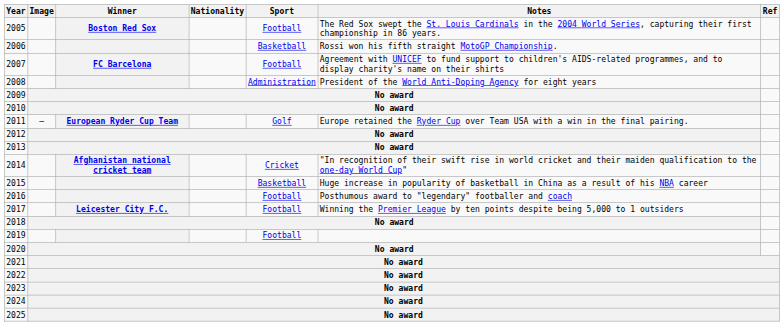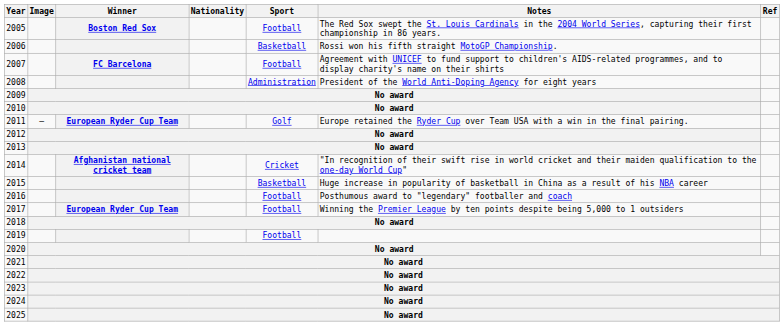(122, 210) Leicester City F.C. -> (122, 210) European Ryder Cup Team
